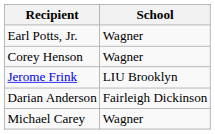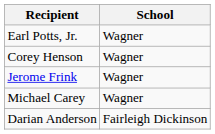(140, 77) LIU Brooklyn -> (123, 77) Wagner
rows swapped: (46, 118) <-> (52, 98)
